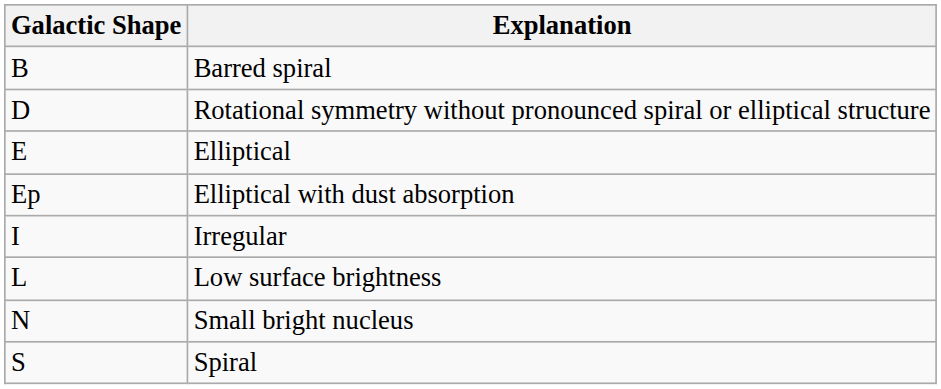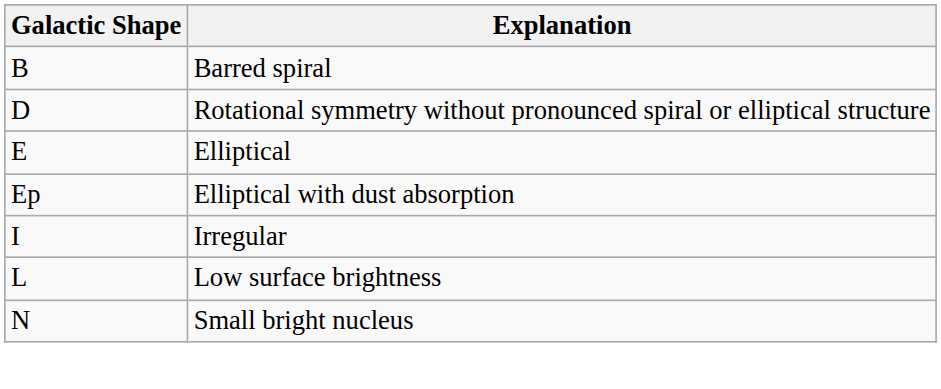- row: (225, 362)
